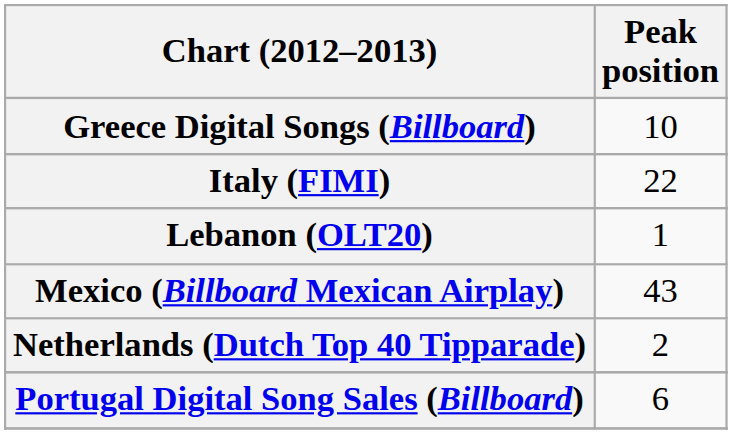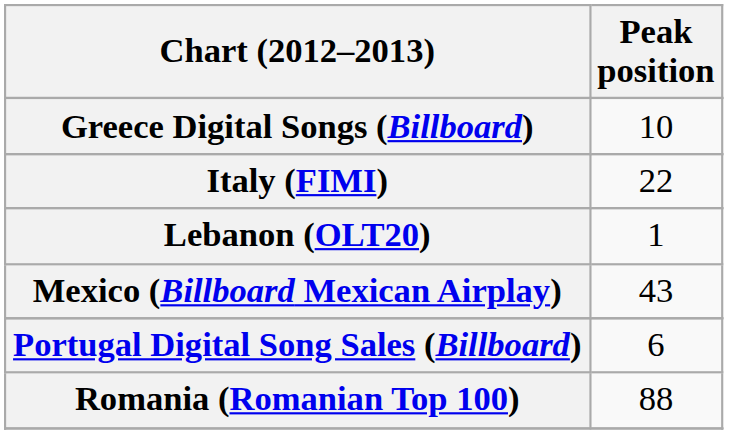- row: (300, 344)
+ row: (297, 399)
